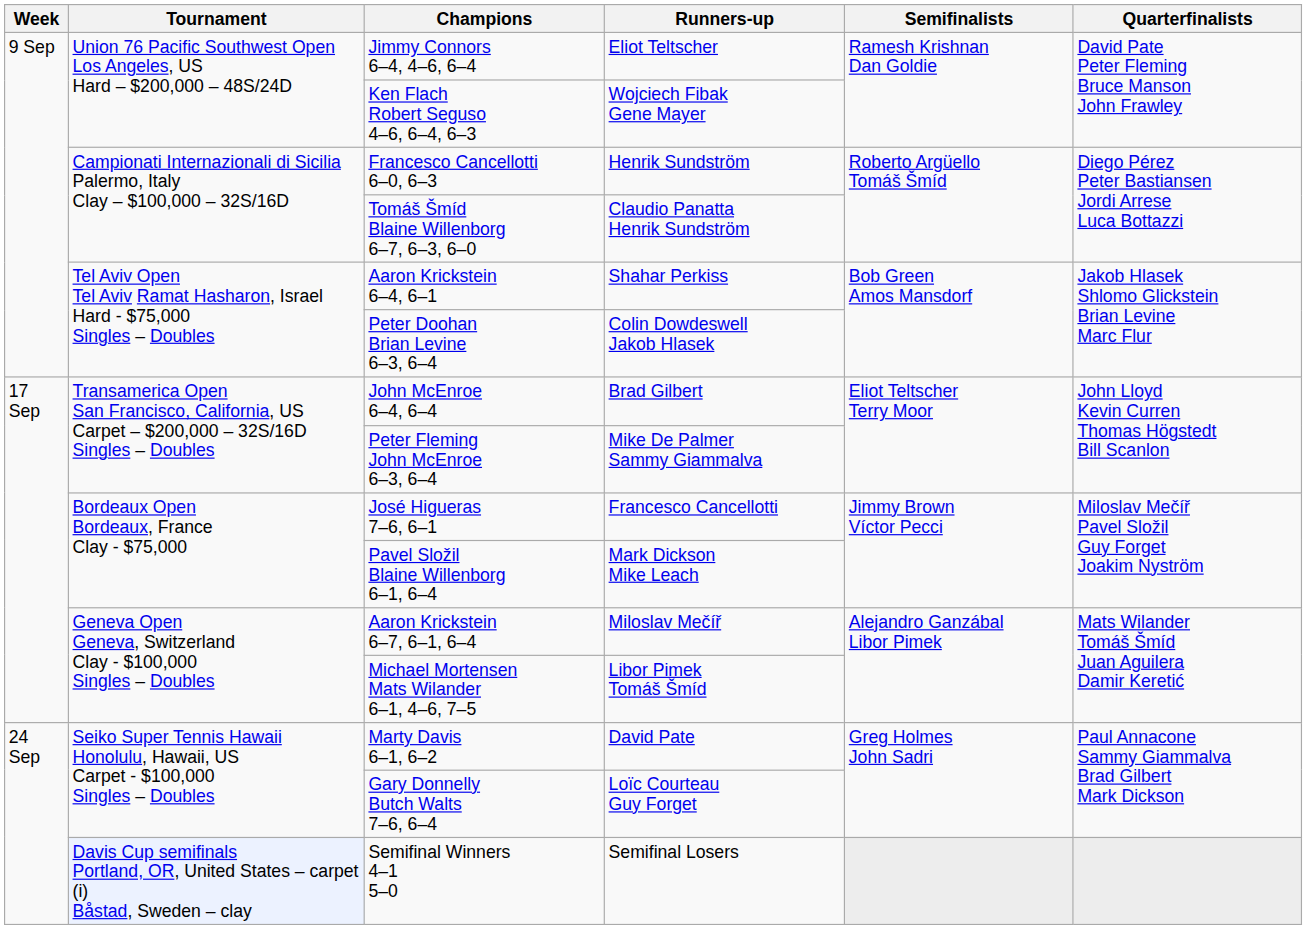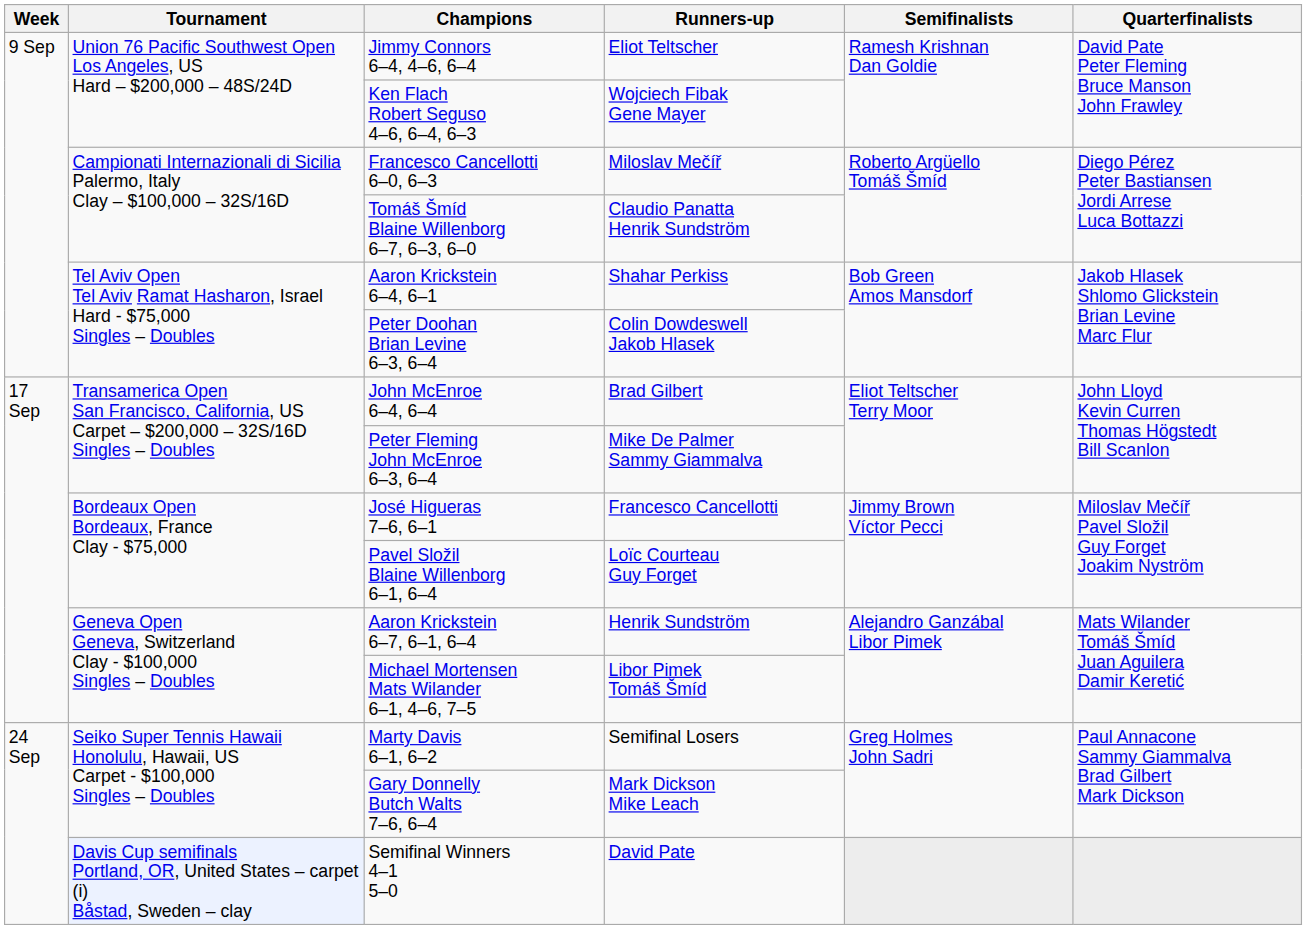(679, 162) Henrik Sundström -> (665, 162) Miloslav Mečíř
(662, 564) Mark Dickson Mike Leach -> (664, 564) Loïc Courteau Guy Forget
(665, 622) Miloslav Mečíř -> (679, 622) Henrik Sundström
(652, 737) David Pate -> (674, 737) Semifinal Losers
(664, 794) Loïc Courteau Guy Forget -> (662, 794) Mark Dickson Mike Leach
(674, 852) Semifinal Losers -> (652, 852) David Pate
